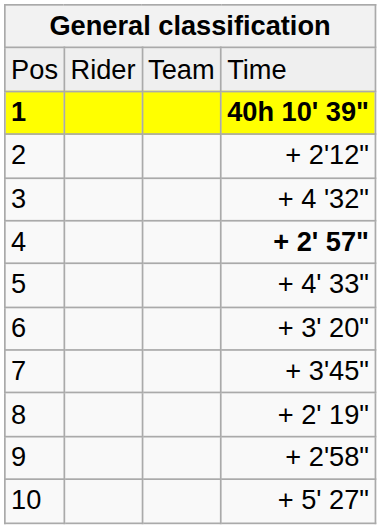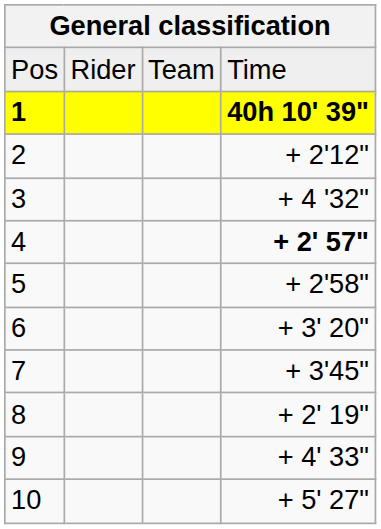(323, 284) + 4' 33" -> (327, 284) + 2'58"
(327, 457) + 2'58" -> (323, 457) + 4' 33"
